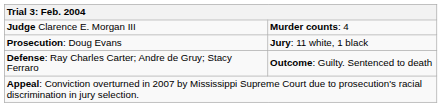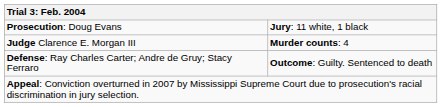rows swapped: (71, 27) <-> (64, 42)
